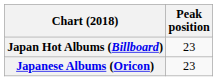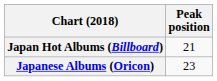(189, 47) 23 -> (189, 47) 21
